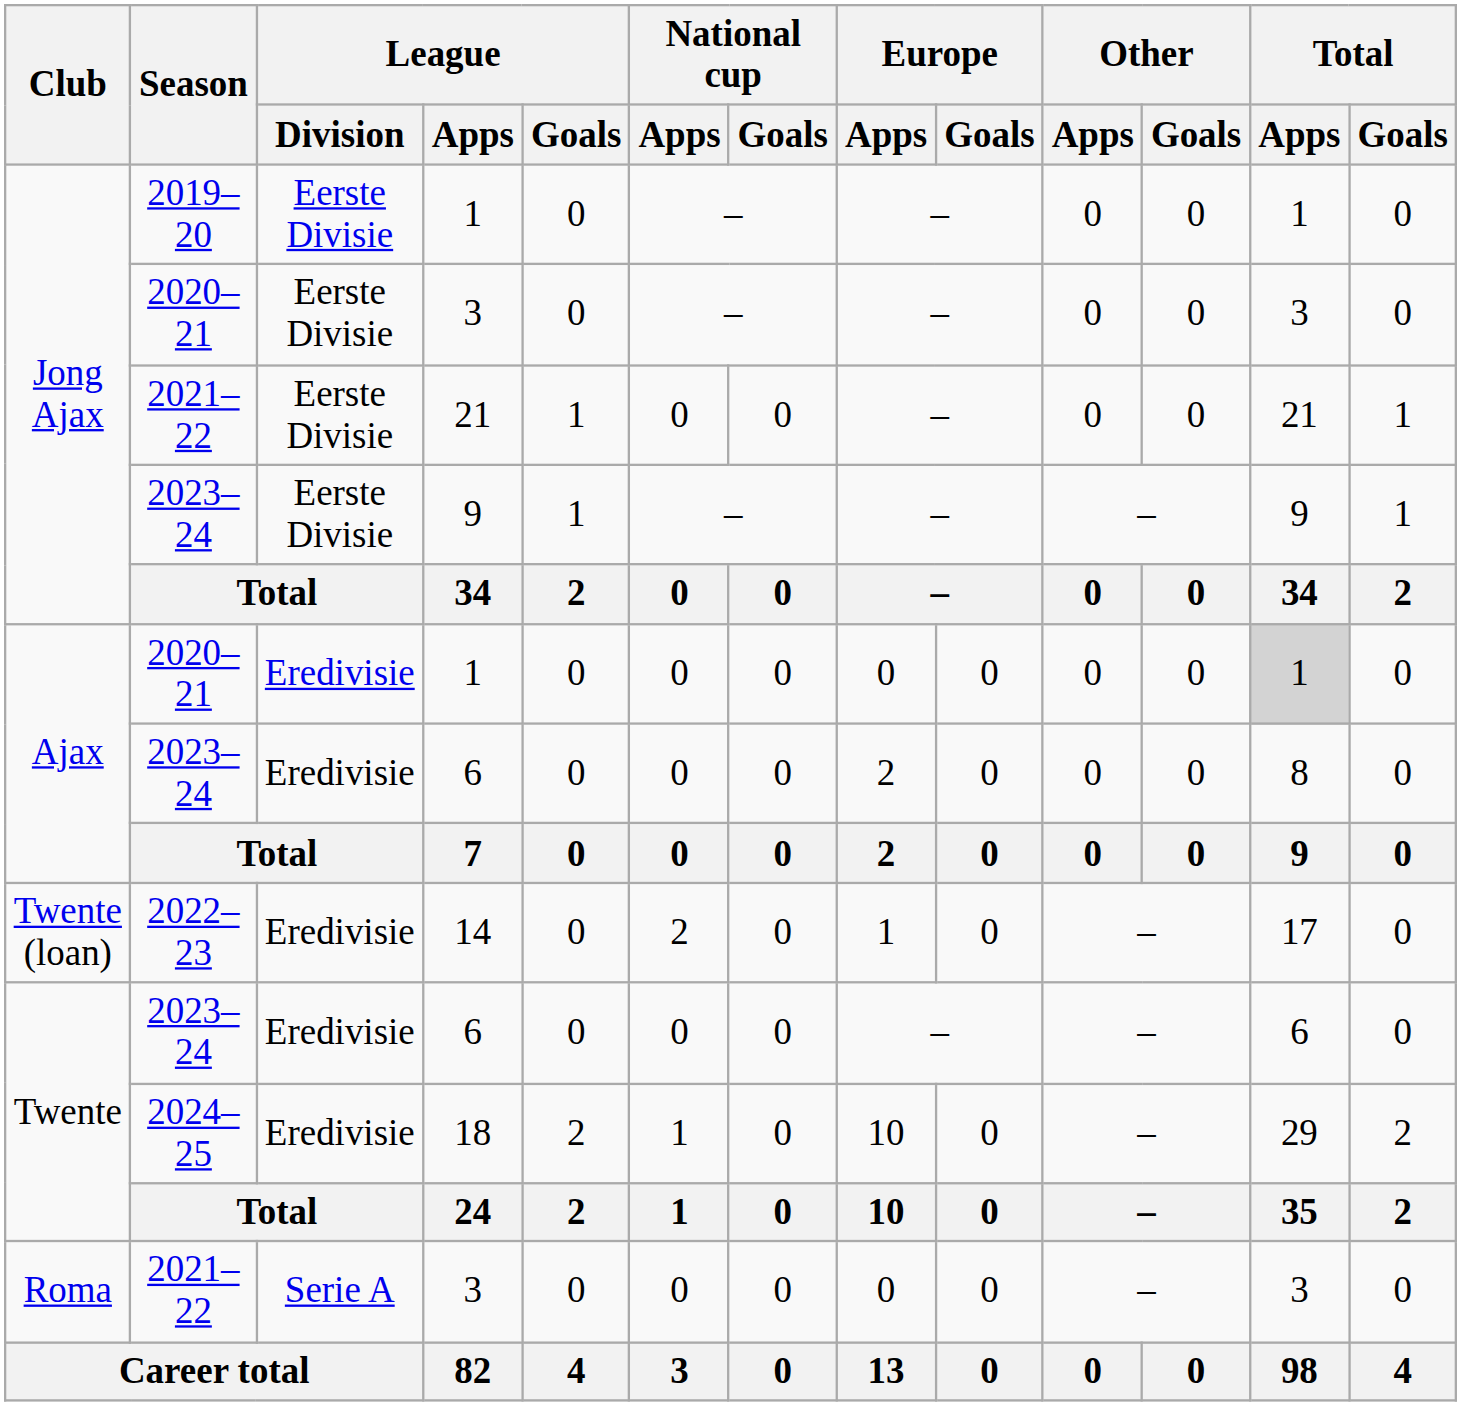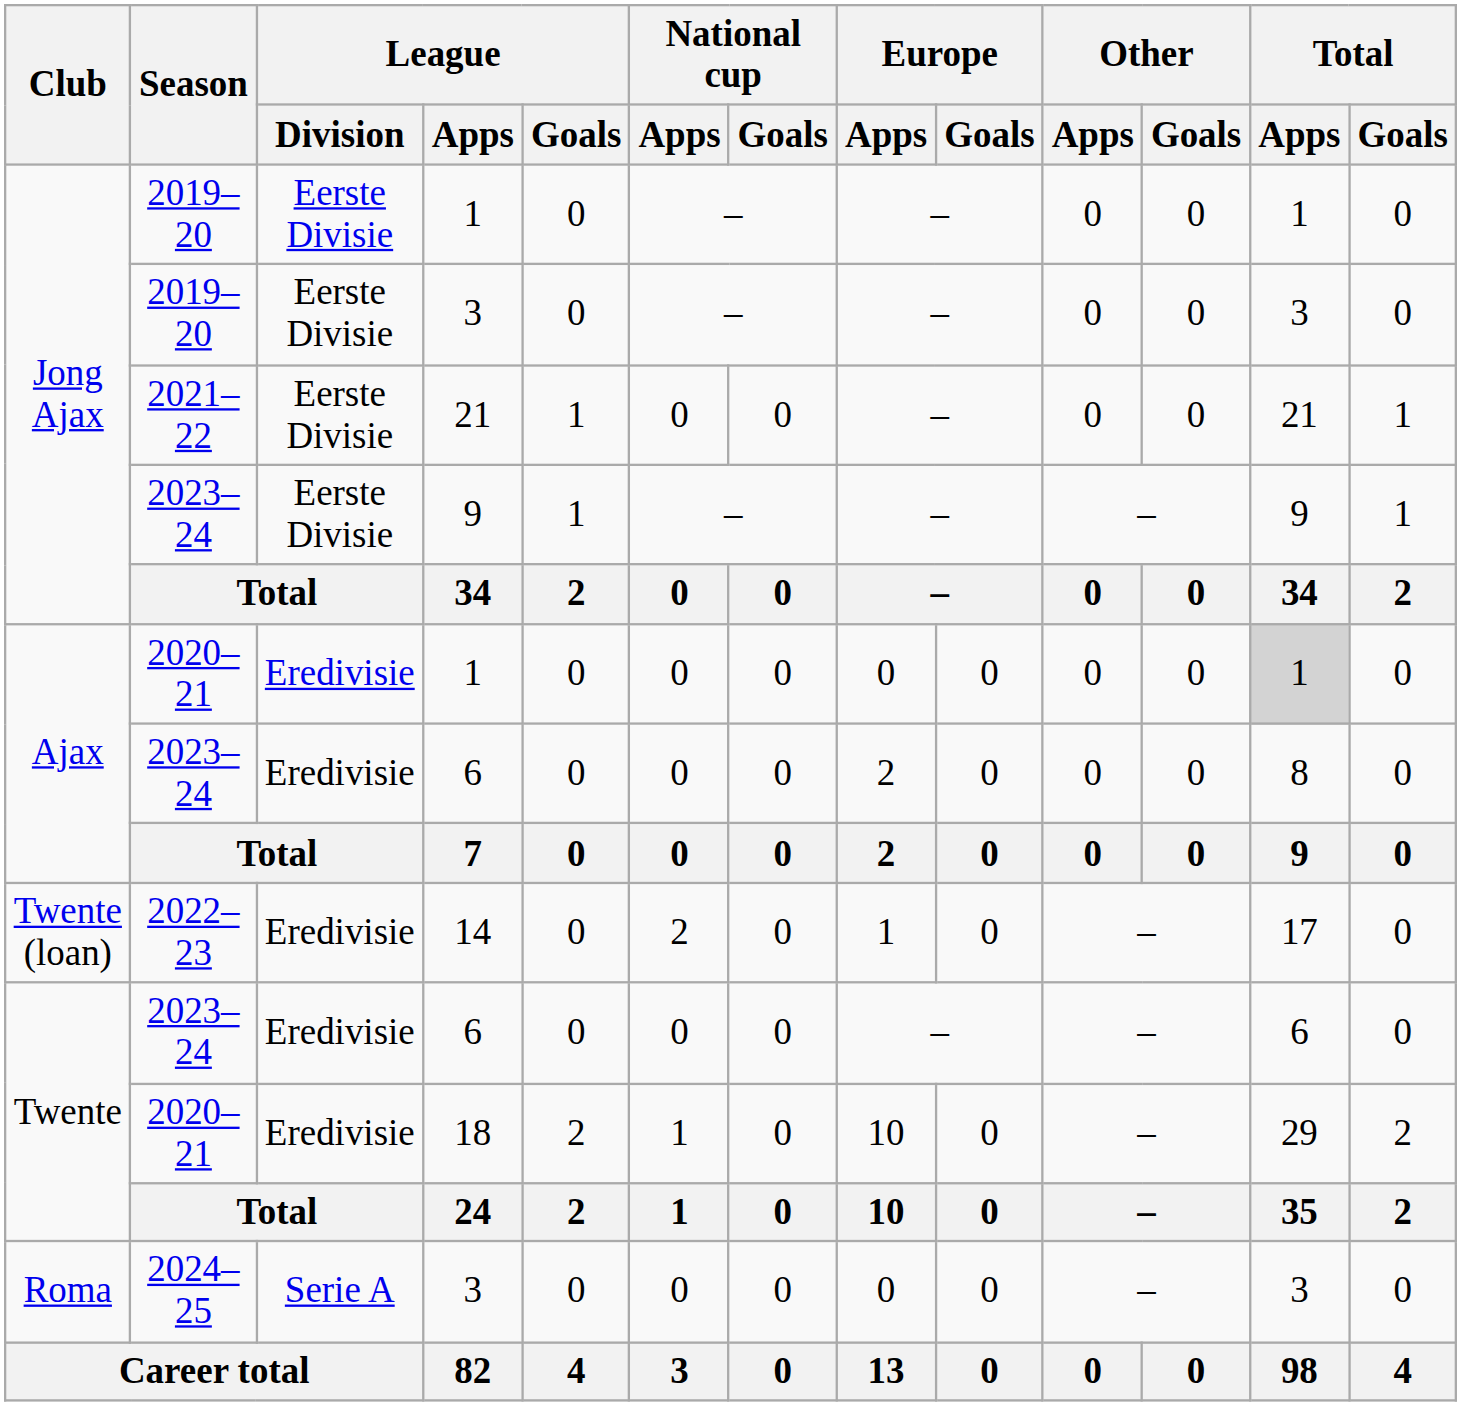(193, 313) 2020–21 -> (193, 313) 2019–20
(193, 1132) 2024–25 -> (193, 1132) 2020–21
(193, 1291) 2021–22 -> (193, 1291) 2024–25
